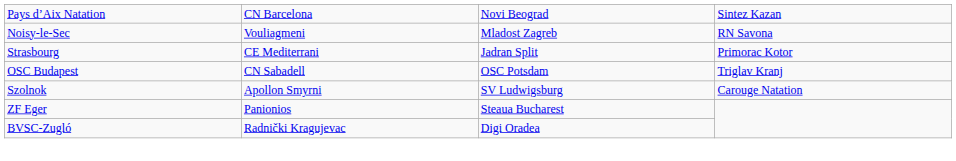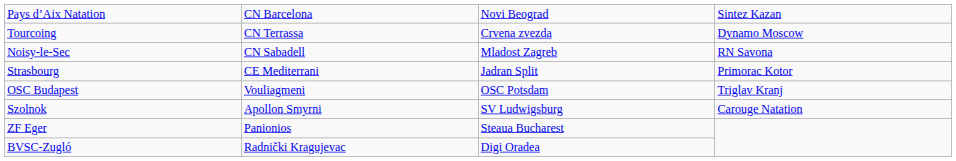+ row: (32, 33)
(275, 33) Vouliagmeni -> (274, 52) CN Sabadell
(274, 71) CN Sabadell -> (275, 90) Vouliagmeni
